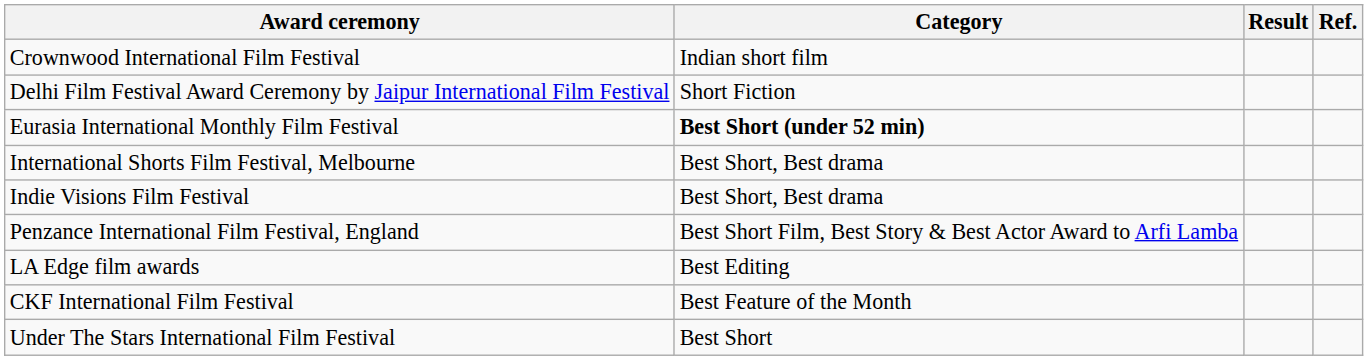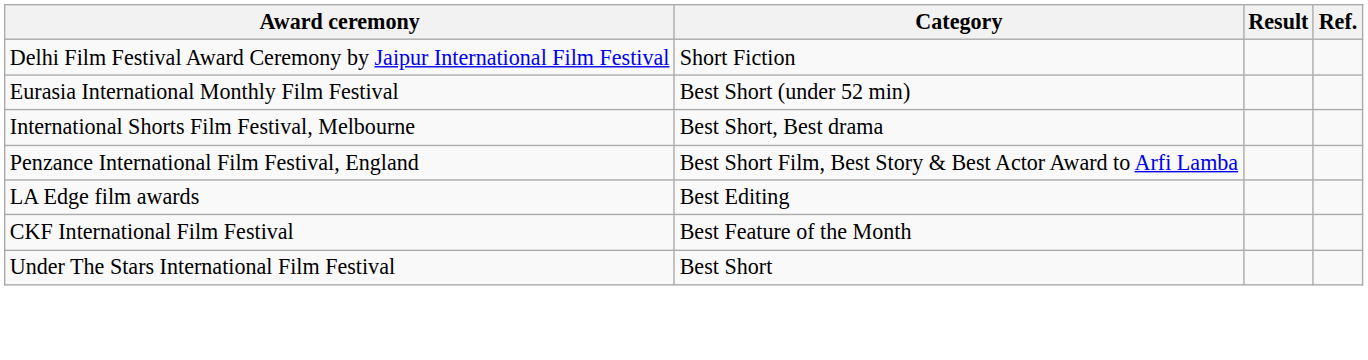- row: (185, 57)
(802, 127) bold -> (795, 92) normal
- row: (129, 197)
